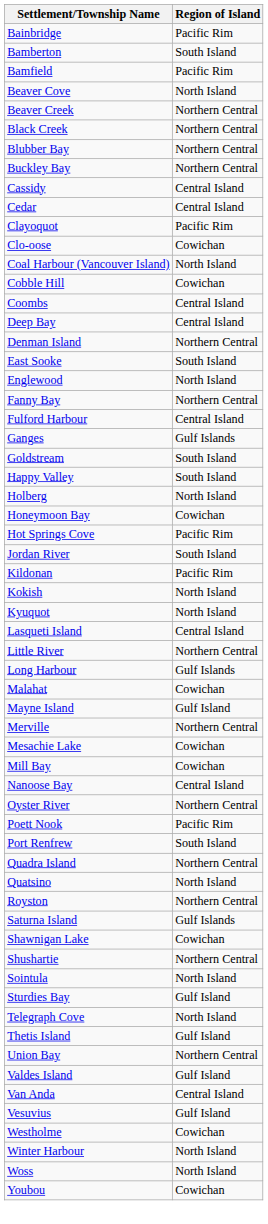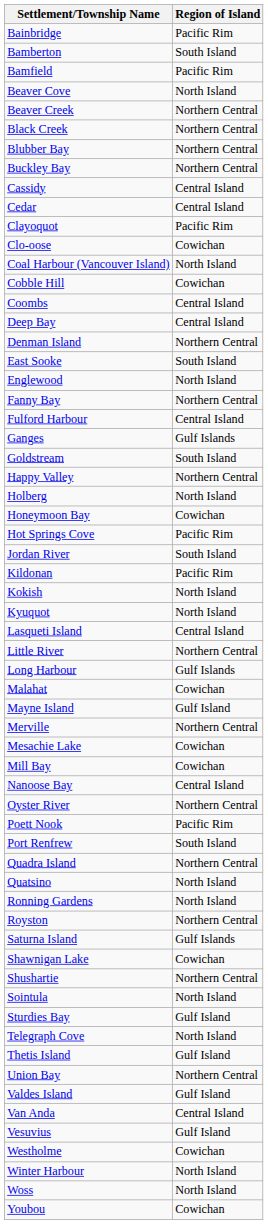(206, 476) South Island -> (217, 476) Northern Central
+ row: (50, 901)
